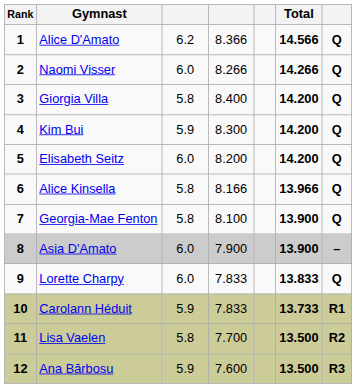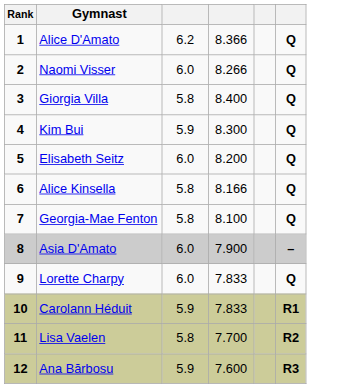- column: (299, 14)
